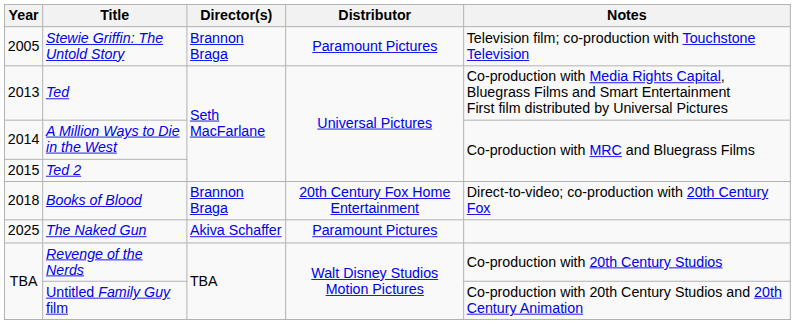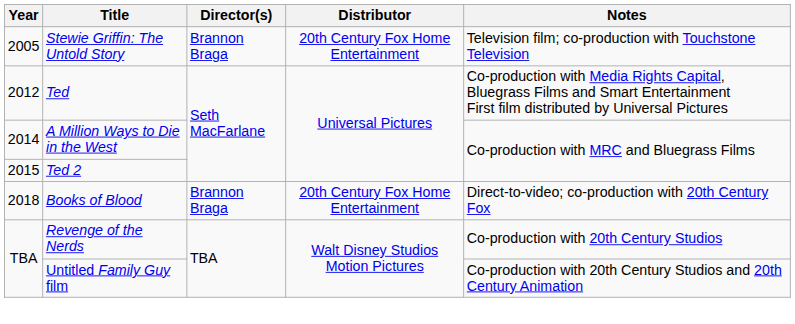(375, 46) Paramount Pictures -> (375, 46) 20th Century Fox Home Entertainment
(24, 92) 2013 -> (24, 92) 2012
- row: (96, 231)
